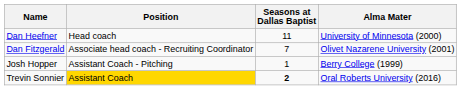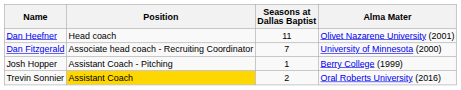(381, 36) University of Minnesota (2000) -> (387, 36) Olivet Nazarene University (2001)
(387, 50) Olivet Nazarene University (2001) -> (381, 50) University of Minnesota (2000)
(287, 78) bold -> (287, 78) normal
